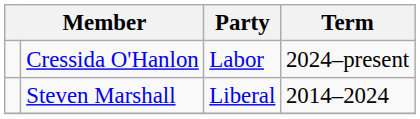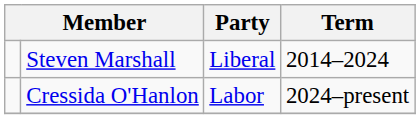rows swapped: (101, 95) <-> (113, 58)
